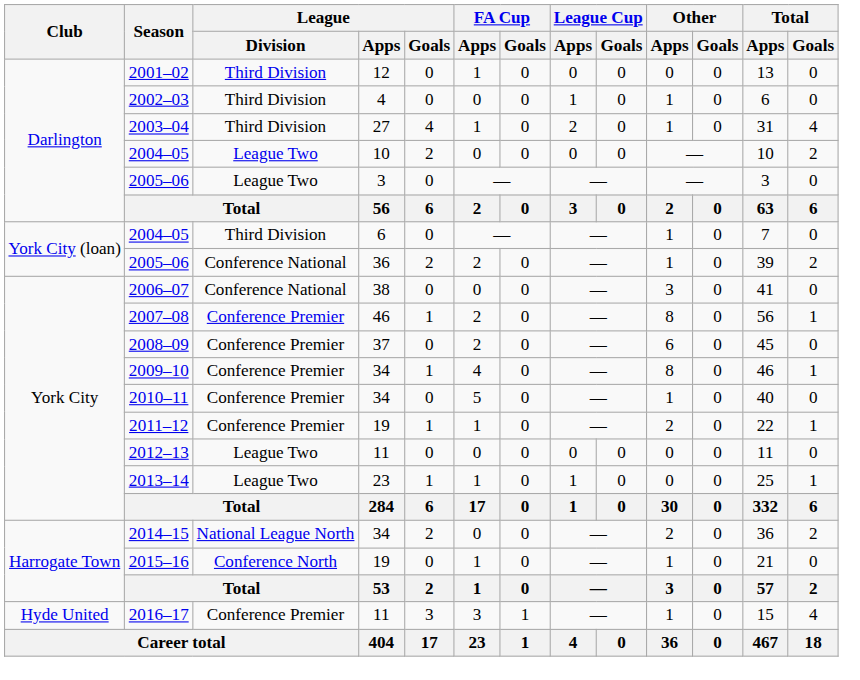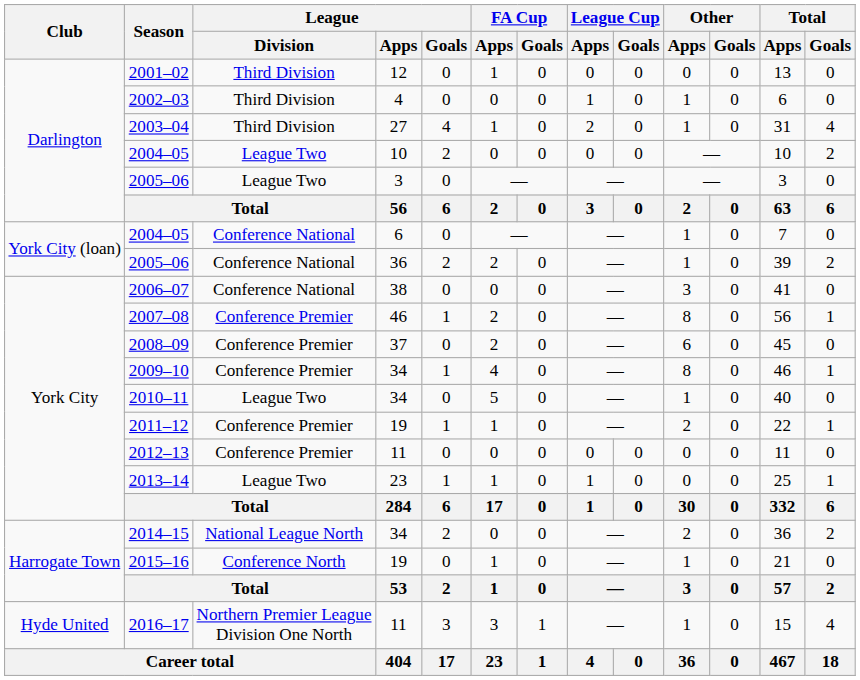(275, 235) Third Division -> (284, 235) Conference National
(275, 398) Conference Premier -> (284, 398) League Two
(275, 452) League Two -> (284, 452) Conference Premier
(275, 615) Conference Premier -> (284, 625) Northern Premier League Division One North
